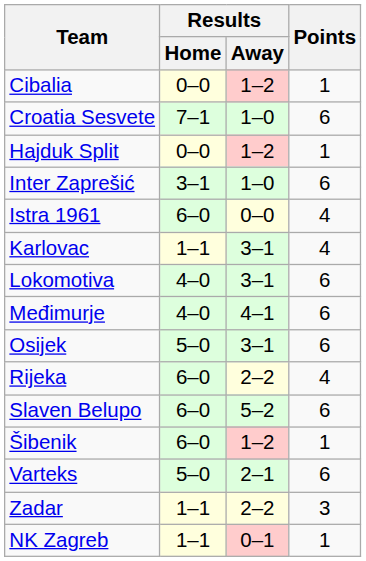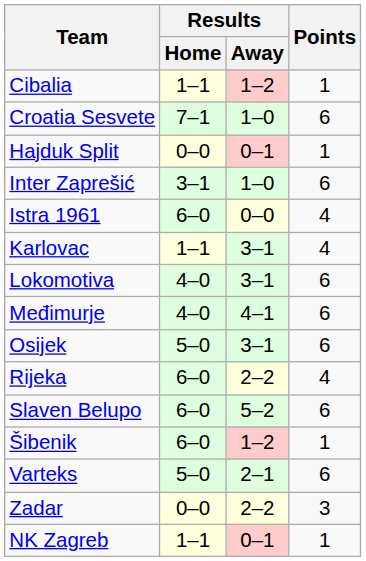(193, 85) 0–0 -> (193, 85) 1–1
(257, 150) 1–2 -> (257, 150) 0–1
(193, 507) 1–1 -> (193, 507) 0–0
